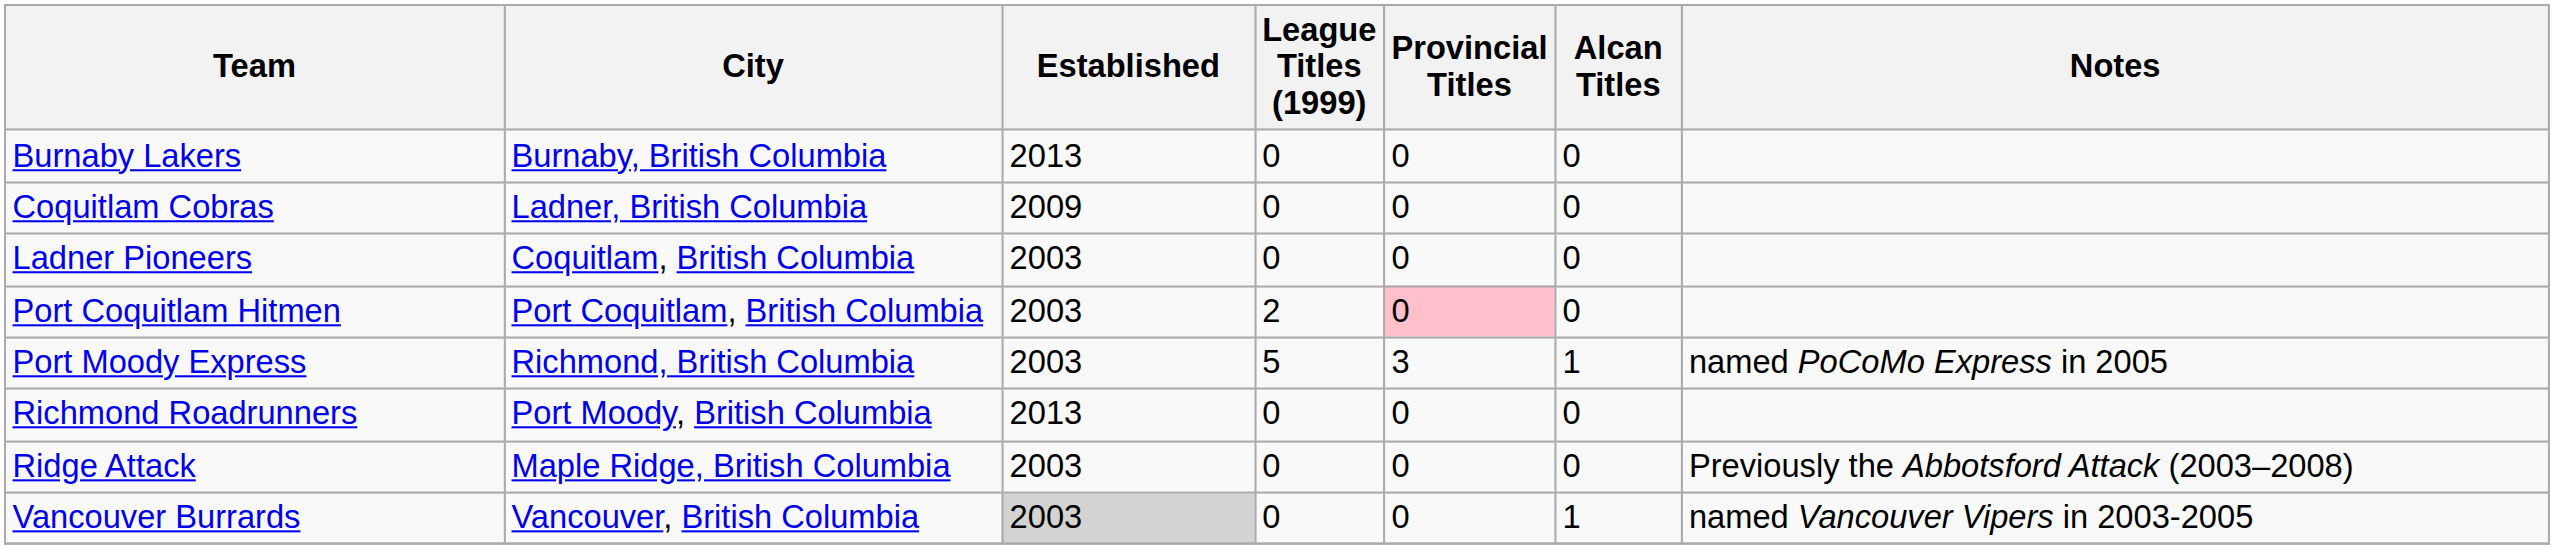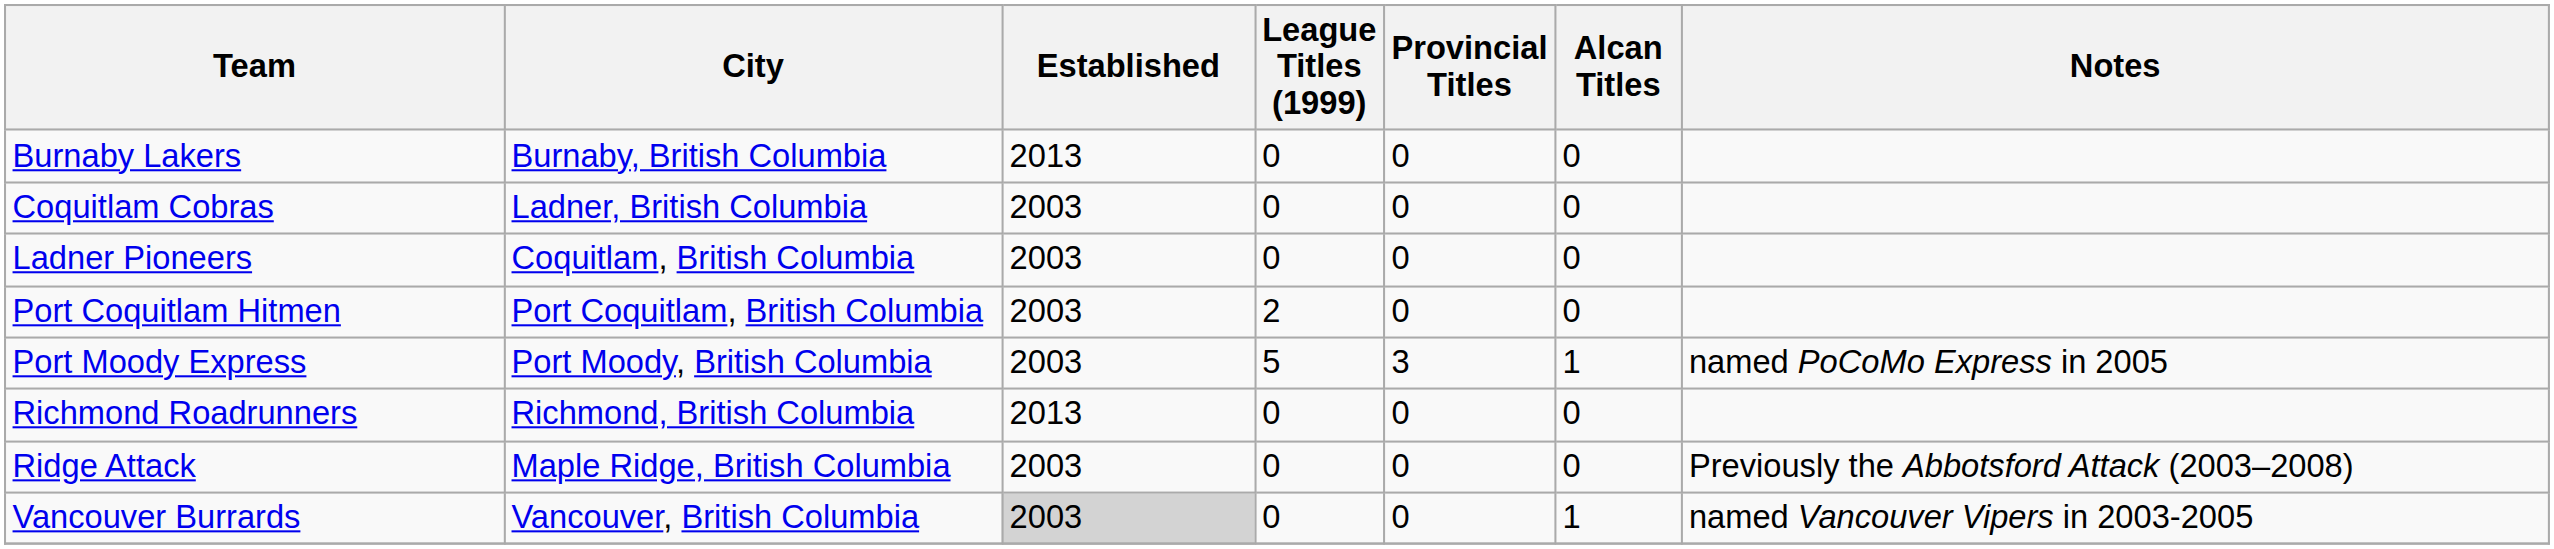(1046, 207) 2009 -> (1046, 207) 2003
(1401, 310) pink background -> (1401, 310) no background
(713, 362) Richmond, British Columbia -> (722, 362) Port Moody, British Columbia
(722, 414) Port Moody, British Columbia -> (713, 414) Richmond, British Columbia
